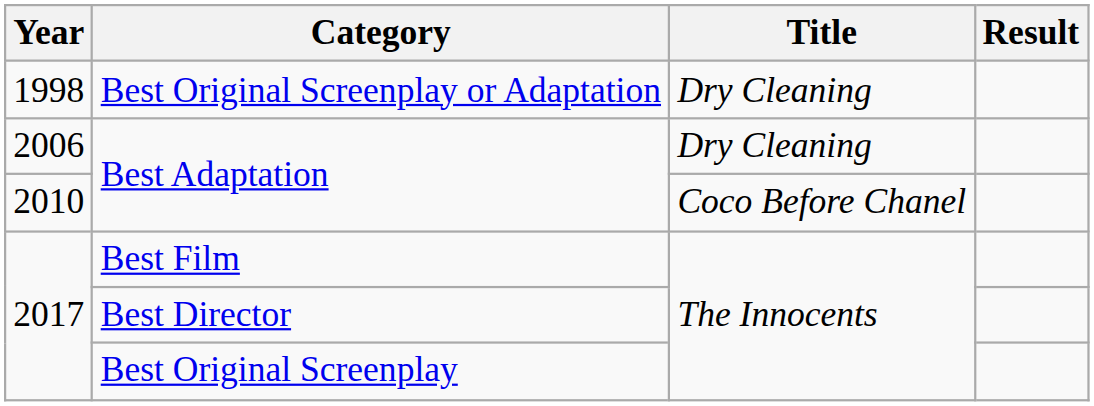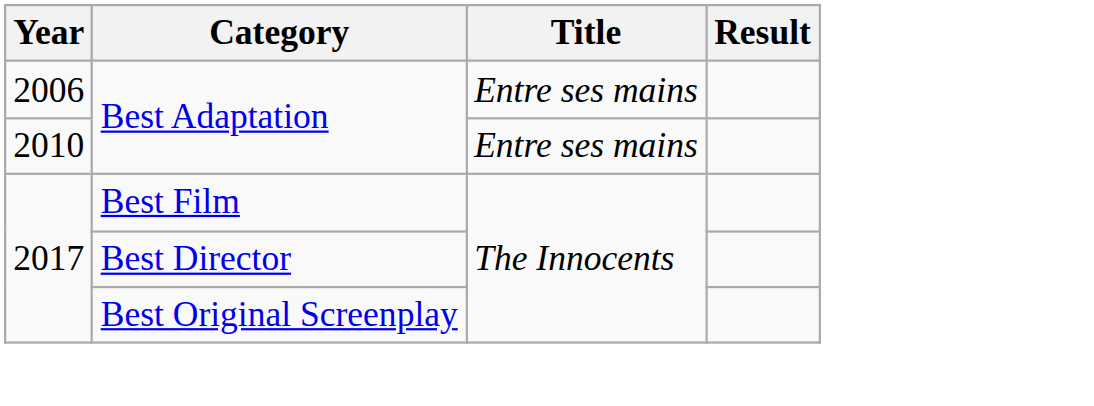- row: (49, 88)
(775, 145) Dry Cleaning -> (586, 88) Entre ses mains
(822, 201) Coco Before Chanel -> (586, 145) Entre ses mains
